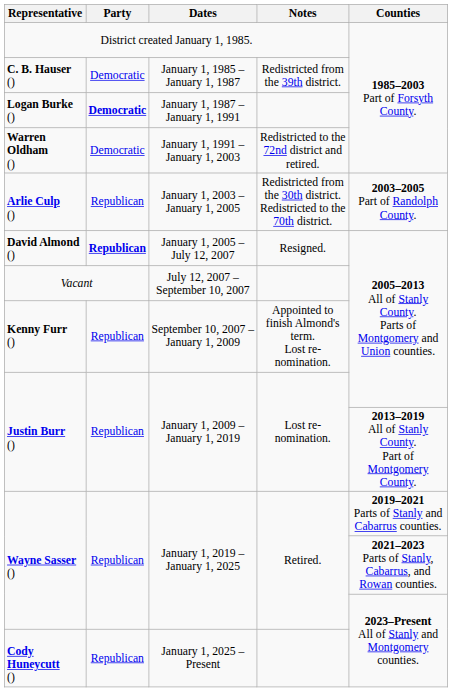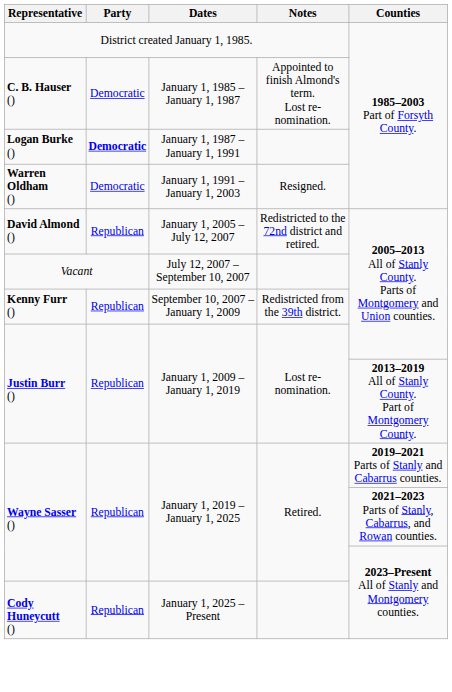(303, 75) Redistricted from the 39th district. -> (303, 93) Appointed to finish Almond's term. Lost re-nomination.
(303, 150) Redistricted to the 72nd district and retired. -> (303, 186) Resigned.
- row: (34, 208)
(117, 248) bold -> (117, 231) normal
(303, 248) Resigned. -> (303, 231) Redistricted to the 72nd district and retired.
(303, 336) Appointed to finish Almond's term. Lost re-nomination. -> (303, 306) Redistricted from the 39th district.
